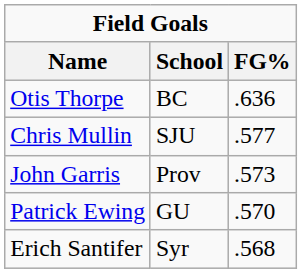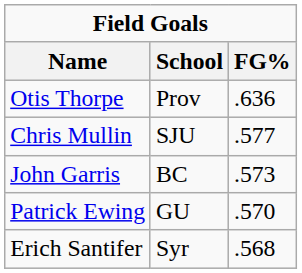(172, 98) BC -> (178, 98) Prov
(178, 173) Prov -> (172, 173) BC
